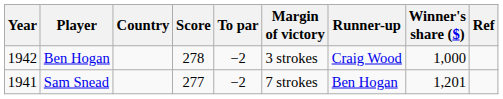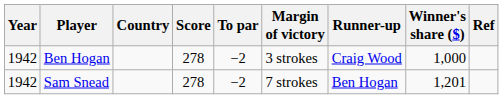(22, 82) 1941 -> (22, 82) 1942
(193, 82) 277 -> (193, 82) 278
